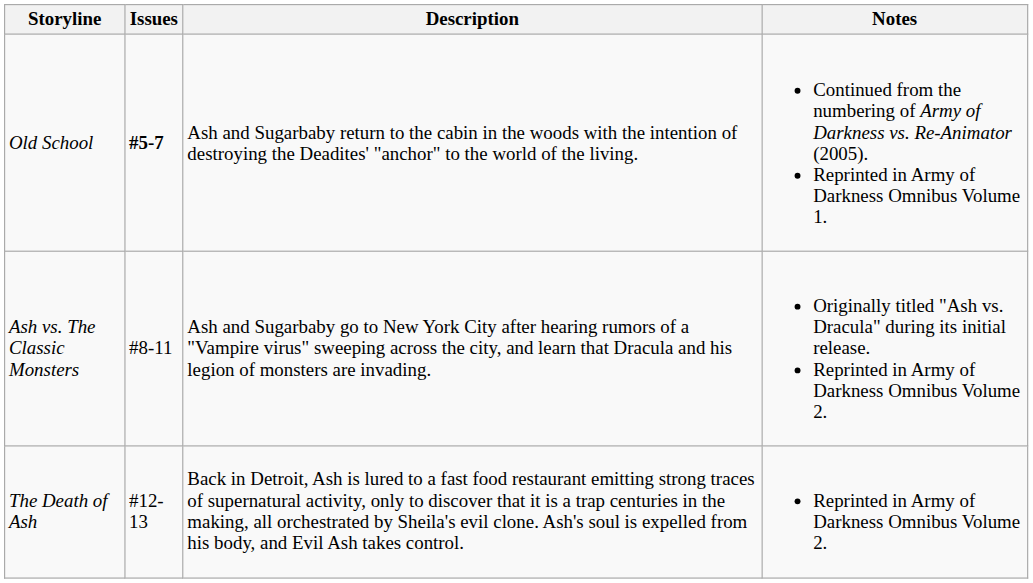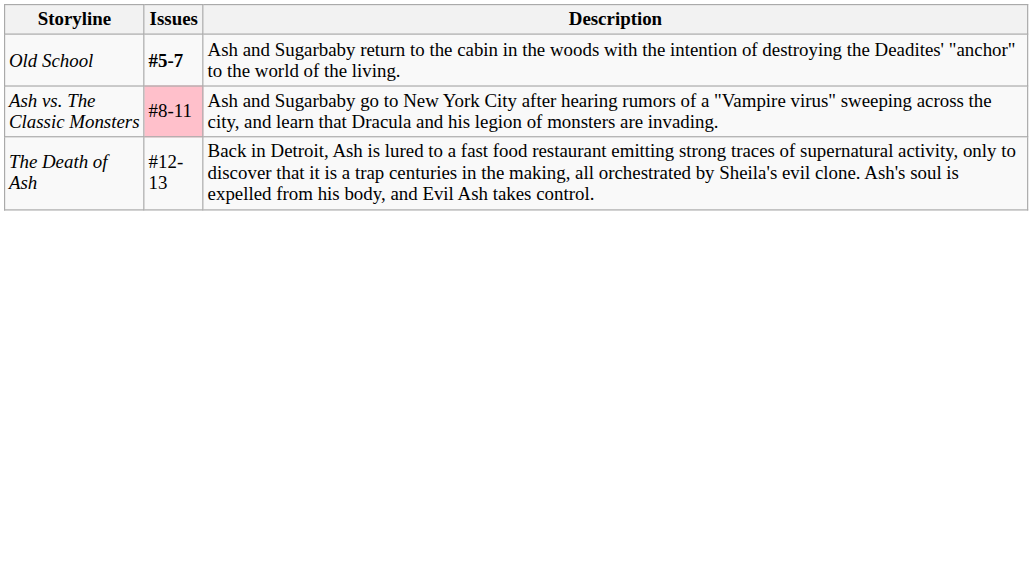- column: (895, 19)
(151, 348) no background -> (170, 111) pink background
